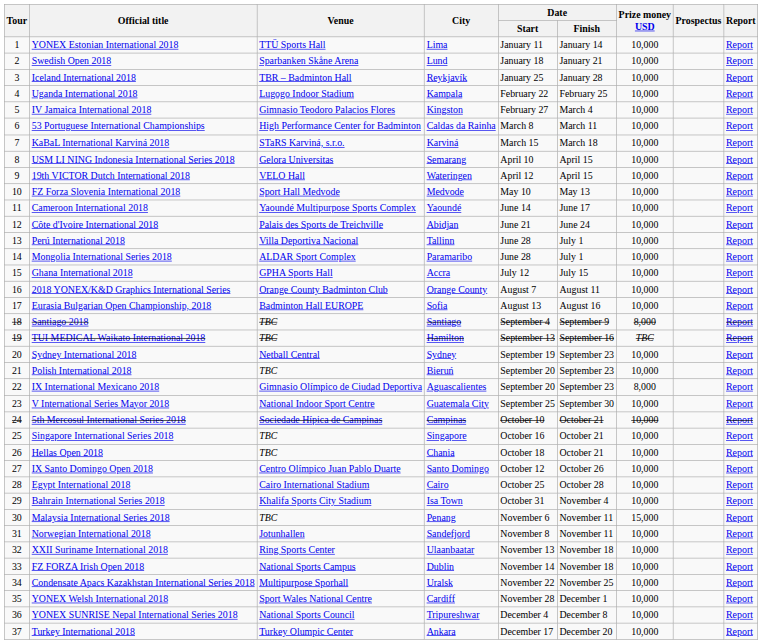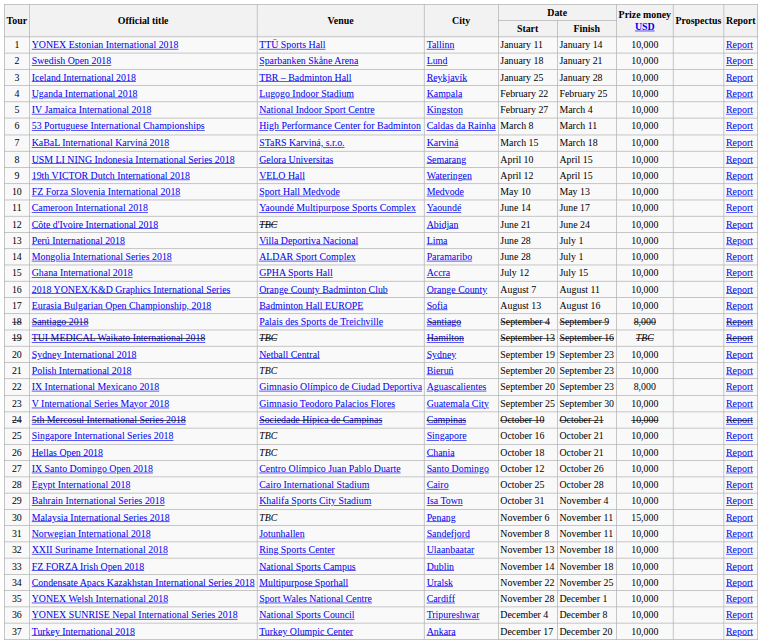(437, 45) Lima -> (441, 45) Tallinn
(327, 110) Gimnasio Teodoro Palacios Flores -> (317, 110) National Indoor Sport Centre
(321, 224) Palais des Sports de Treichville -> (268, 224) TBC
(441, 240) Tallinn -> (437, 240) Lima
(268, 322) TBC -> (321, 322) Palais des Sports de Treichville
(317, 403) National Indoor Sport Centre -> (327, 403) Gimnasio Teodoro Palacios Flores
